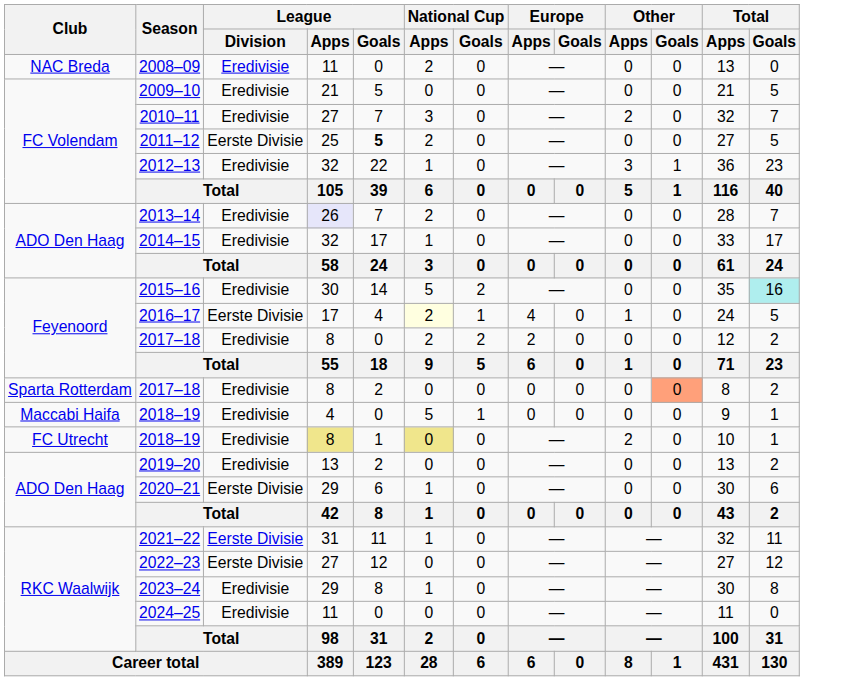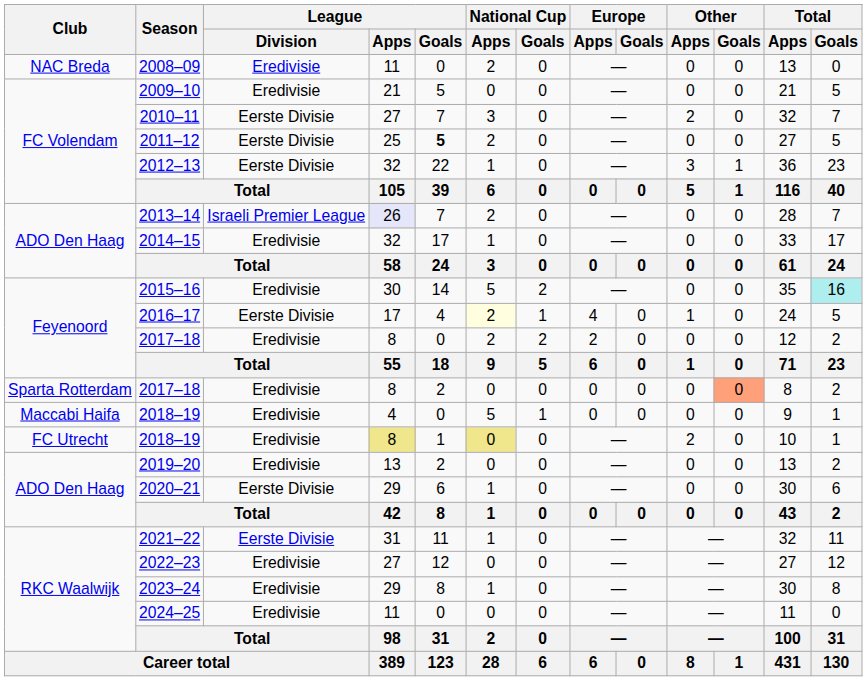(255, 116) Eredivisie -> (286, 116) Eerste Divisie
(255, 166) Eredivisie -> (286, 166) Eerste Divisie
(255, 215) Eredivisie -> (286, 215) Israeli Premier League
(255, 564) Eerste Divisie -> (286, 564) Eredivisie
